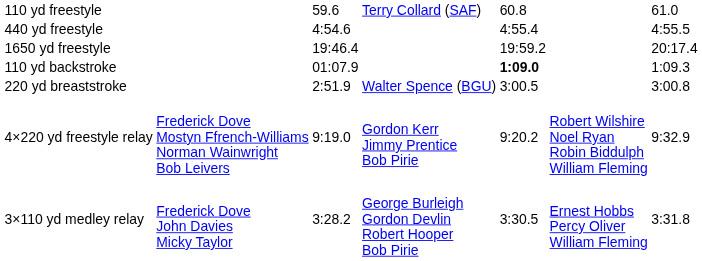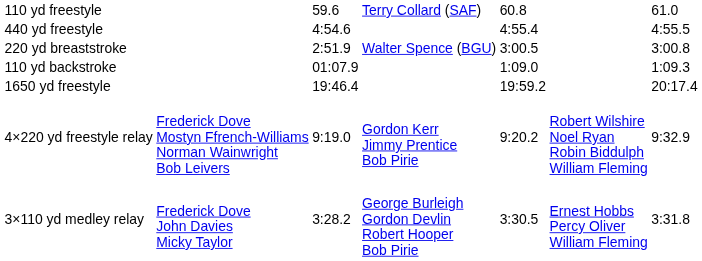rows swapped: (58, 48) <-> (66, 87)
(519, 67) bold -> (519, 67) normal
